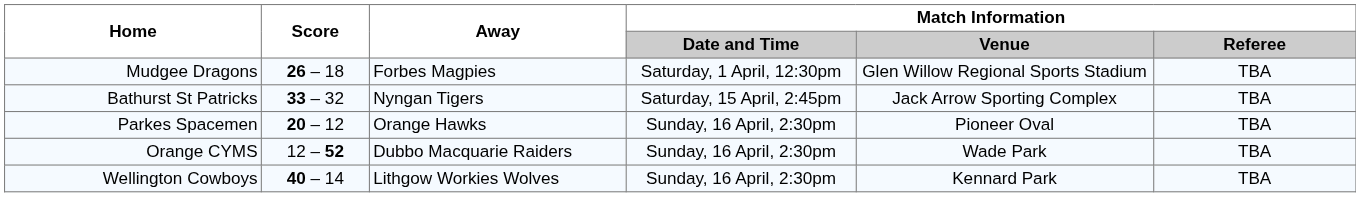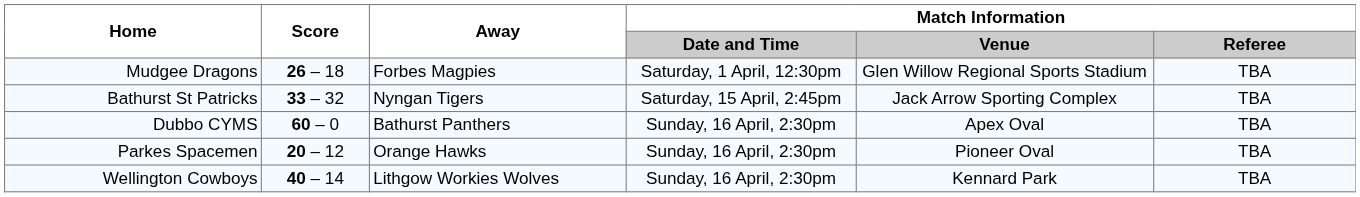+ row: (205, 124)
- row: (202, 151)
